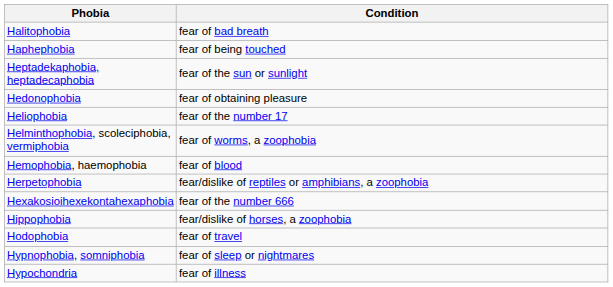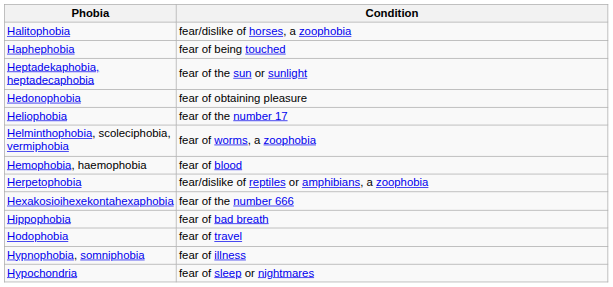(224, 31) fear of bad breath -> (265, 31) fear/dislike of horses, a zoophobia
(265, 219) fear/dislike of horses, a zoophobia -> (224, 219) fear of bad breath
(247, 255) fear of sleep or nightmares -> (212, 255) fear of illness
(212, 273) fear of illness -> (247, 273) fear of sleep or nightmares
